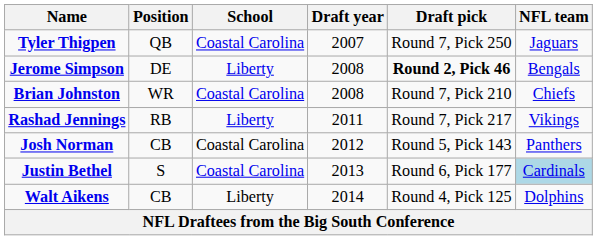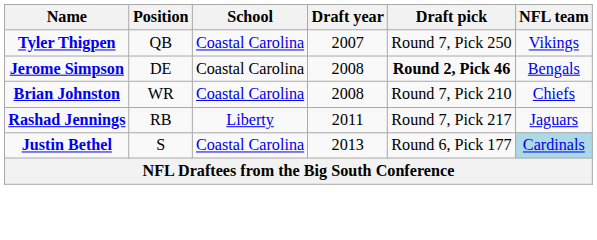(554, 42) Jaguars -> (554, 42) Vikings
(250, 68) Liberty -> (250, 68) Coastal Carolina
(554, 119) Vikings -> (554, 119) Jaguars
- row: (67, 145)
- row: (67, 196)
